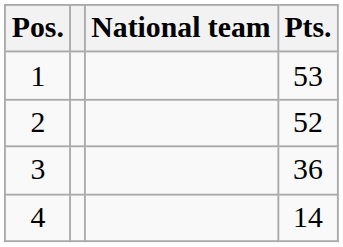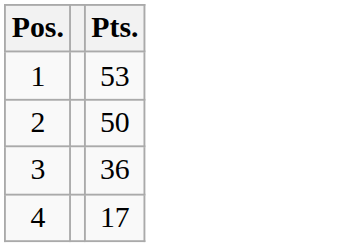- column: (181, 28)
(308, 122) 52 -> (115, 122) 50
(308, 216) 14 -> (115, 216) 17
